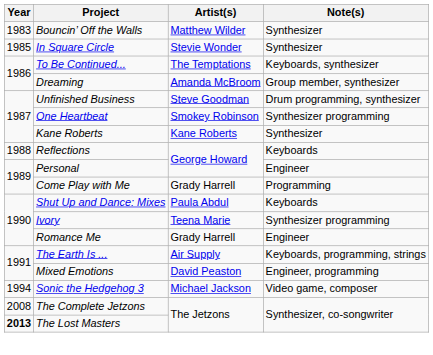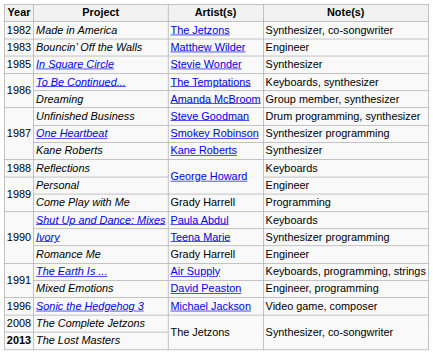+ row: (77, 30)
(294, 30) Synthesizer -> (287, 47) Engineer
(19, 289) 1994 -> (19, 306) 1996
